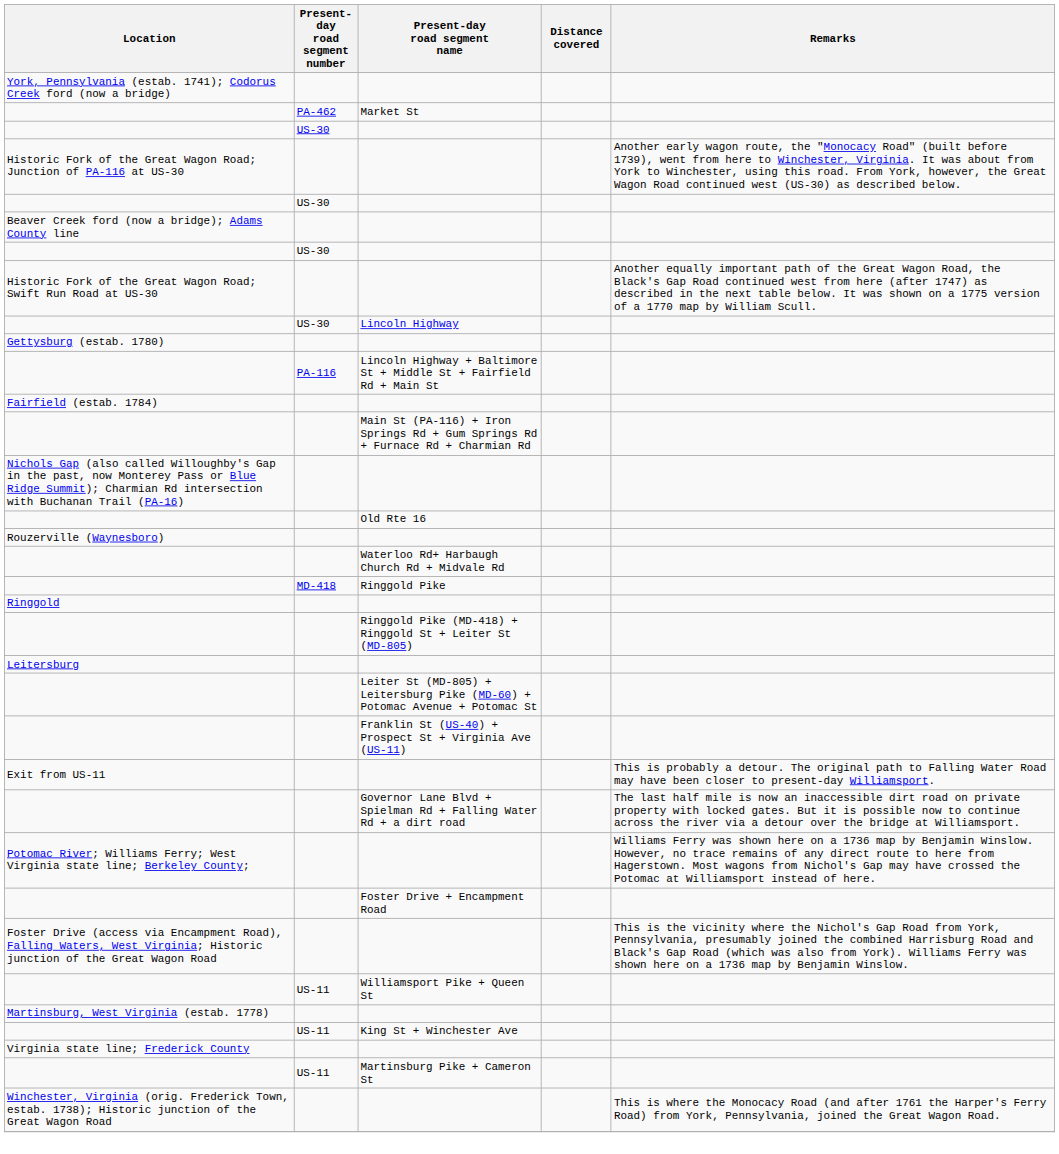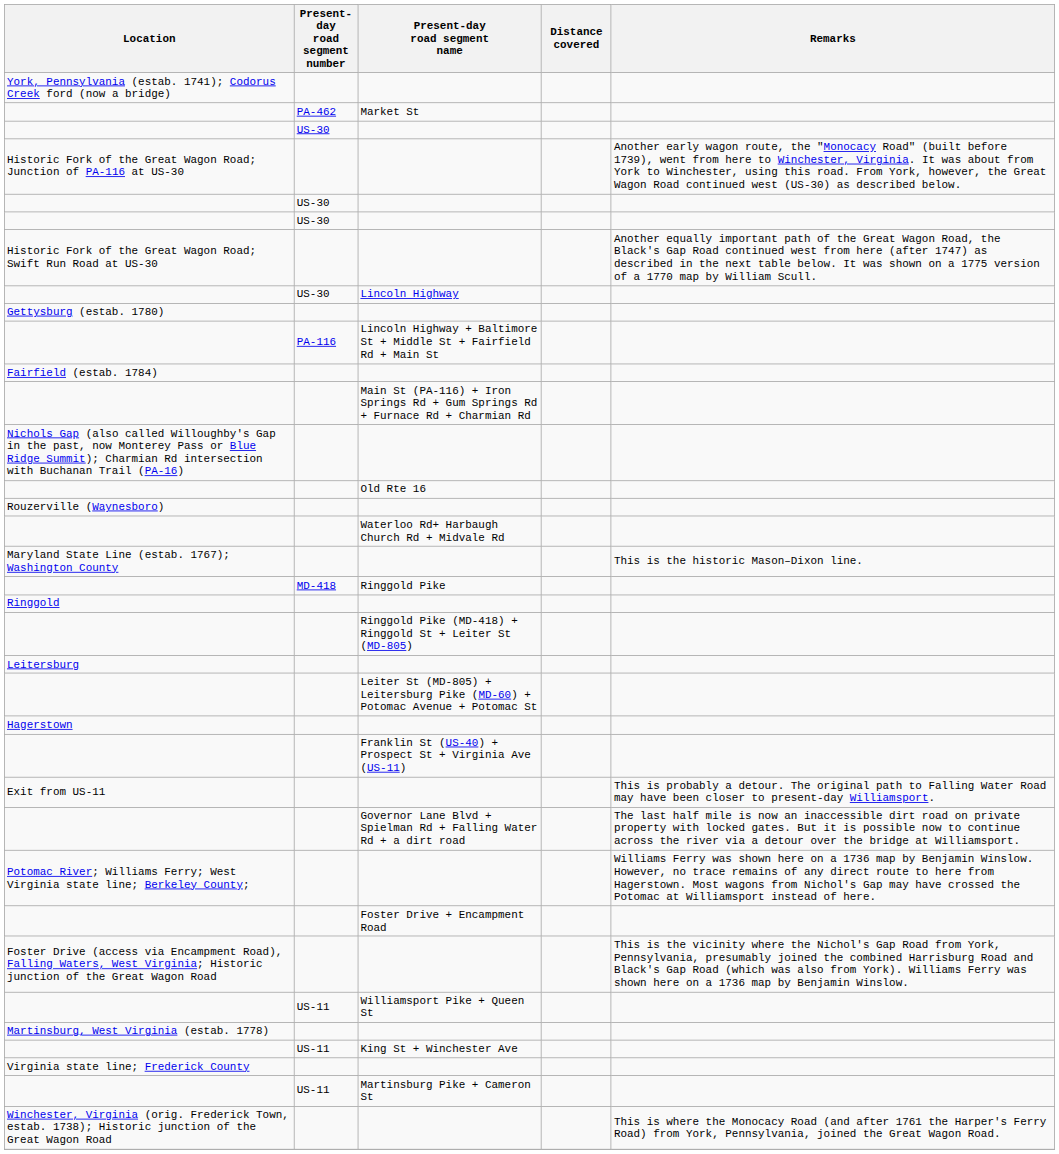- row: (135, 227)
+ row: (118, 562)
+ row: (40, 725)
